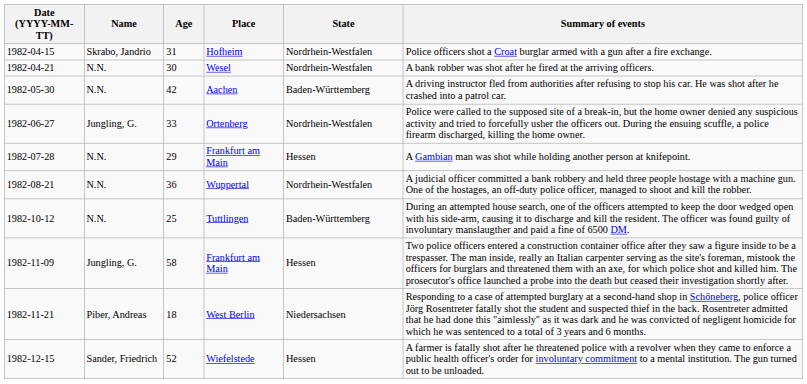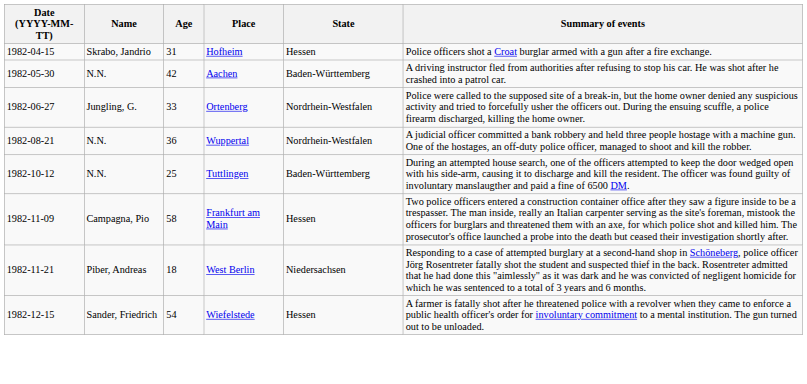(329, 51) Nordrhein-Westfalen -> (301, 51) Hessen
- row: (31, 68)
- row: (31, 157)
(112, 263) Jungling, G. -> (118, 219) Campagna, Pio
(171, 359) 52 -> (171, 315) 54
